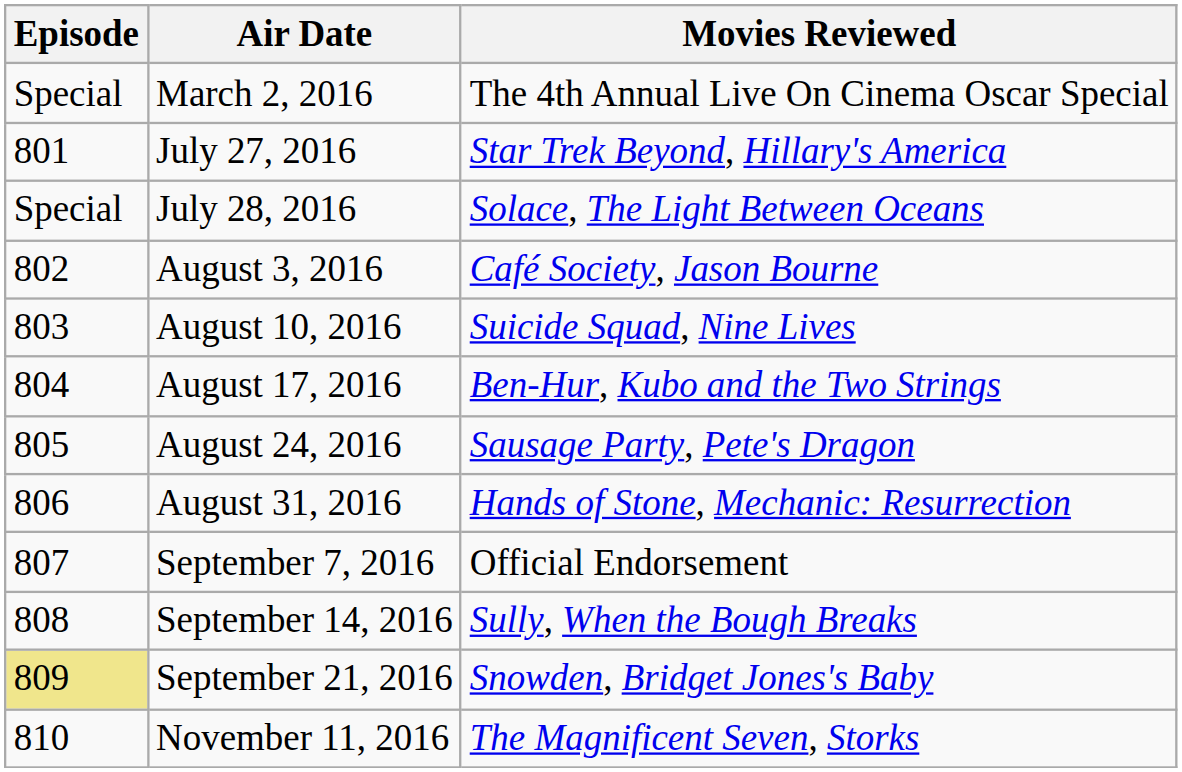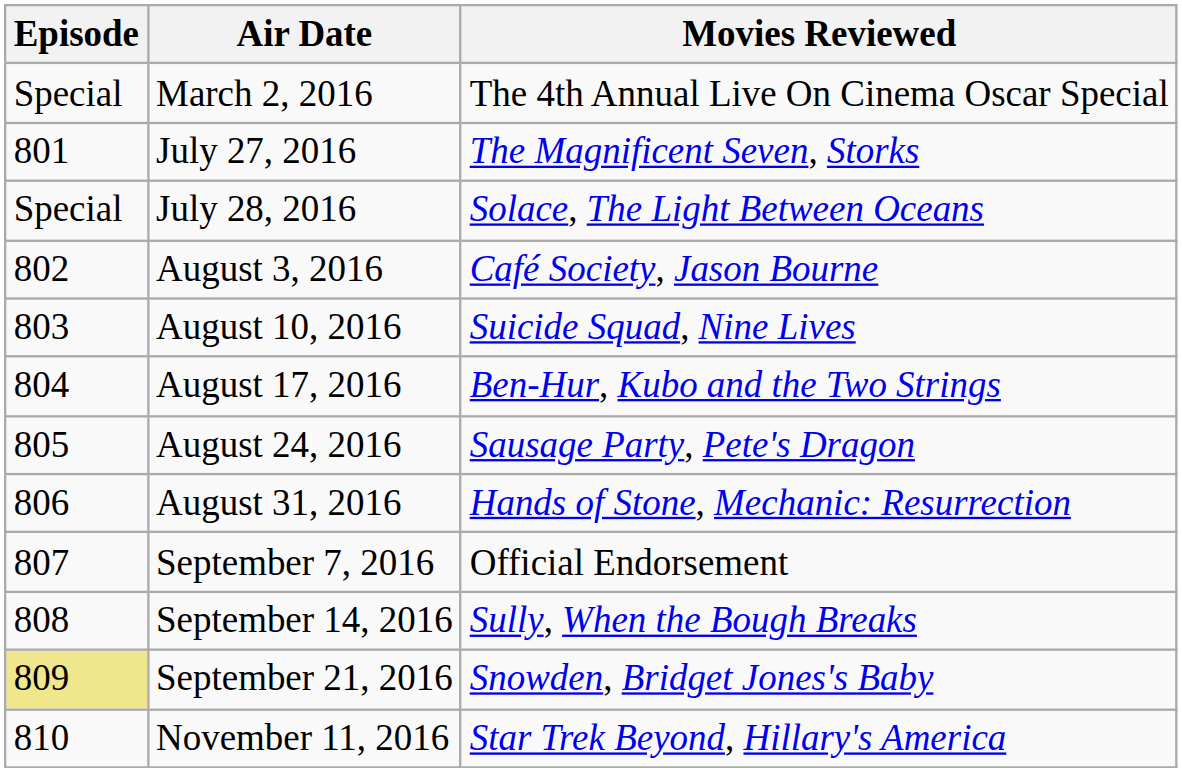(738, 151) Star Trek Beyond, Hillary's America -> (695, 151) The Magnificent Seven, Storks
(695, 737) The Magnificent Seven, Storks -> (738, 737) Star Trek Beyond, Hillary's America
